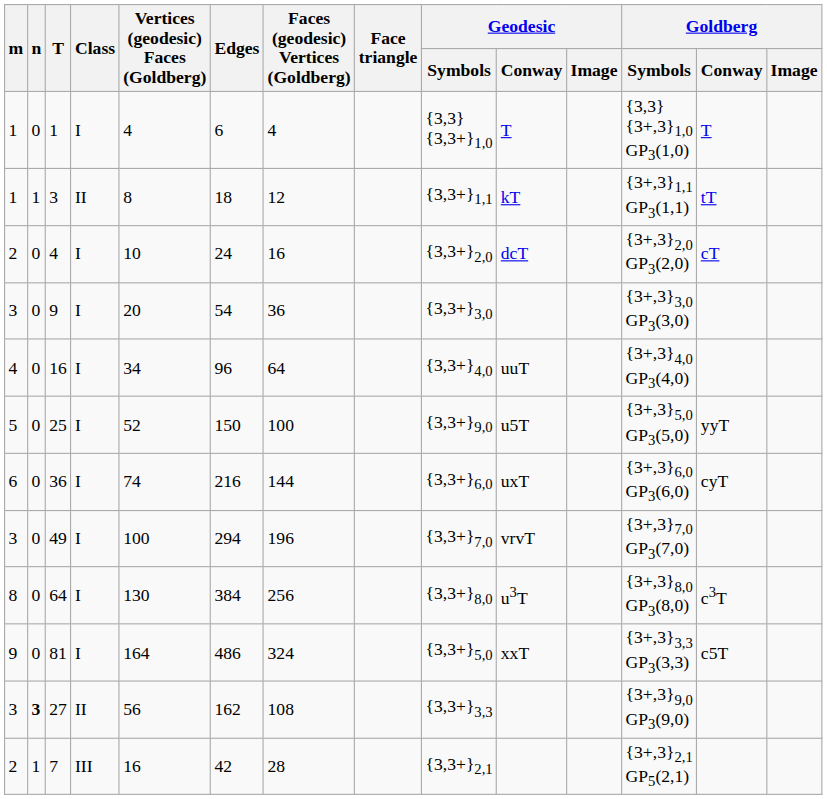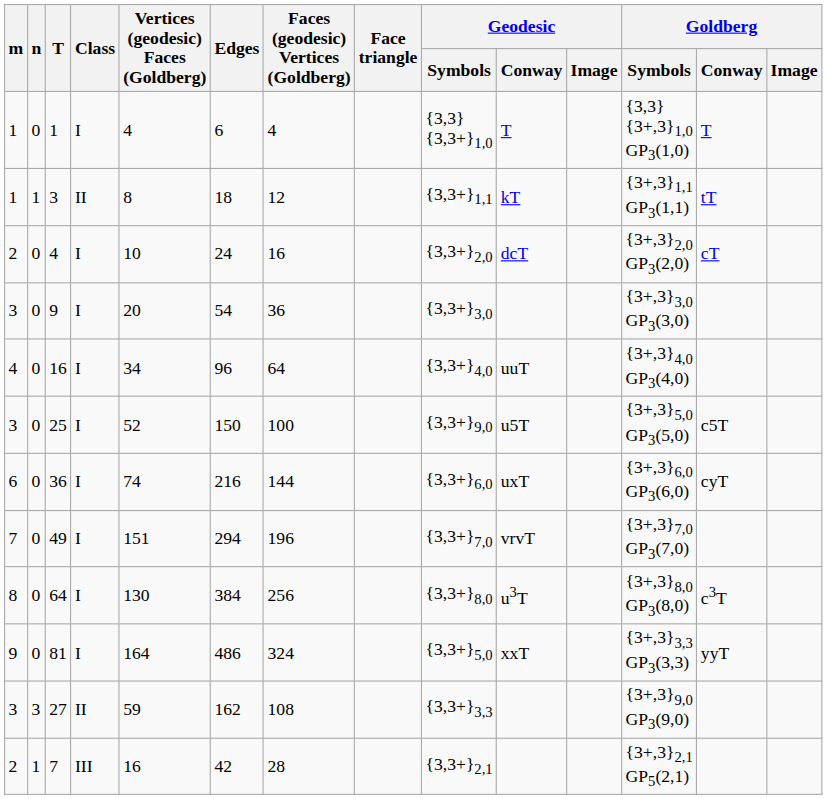(13, 424) 5 -> (13, 424) 3
(715, 424) yyT -> (715, 424) c5T
(13, 538) 3 -> (13, 538) 7
(136, 538) 100 -> (136, 538) 151
(715, 652) c5T -> (715, 652) yyT
(36, 709) bold -> (36, 709) normal
(132, 709) 56 -> (132, 709) 59
